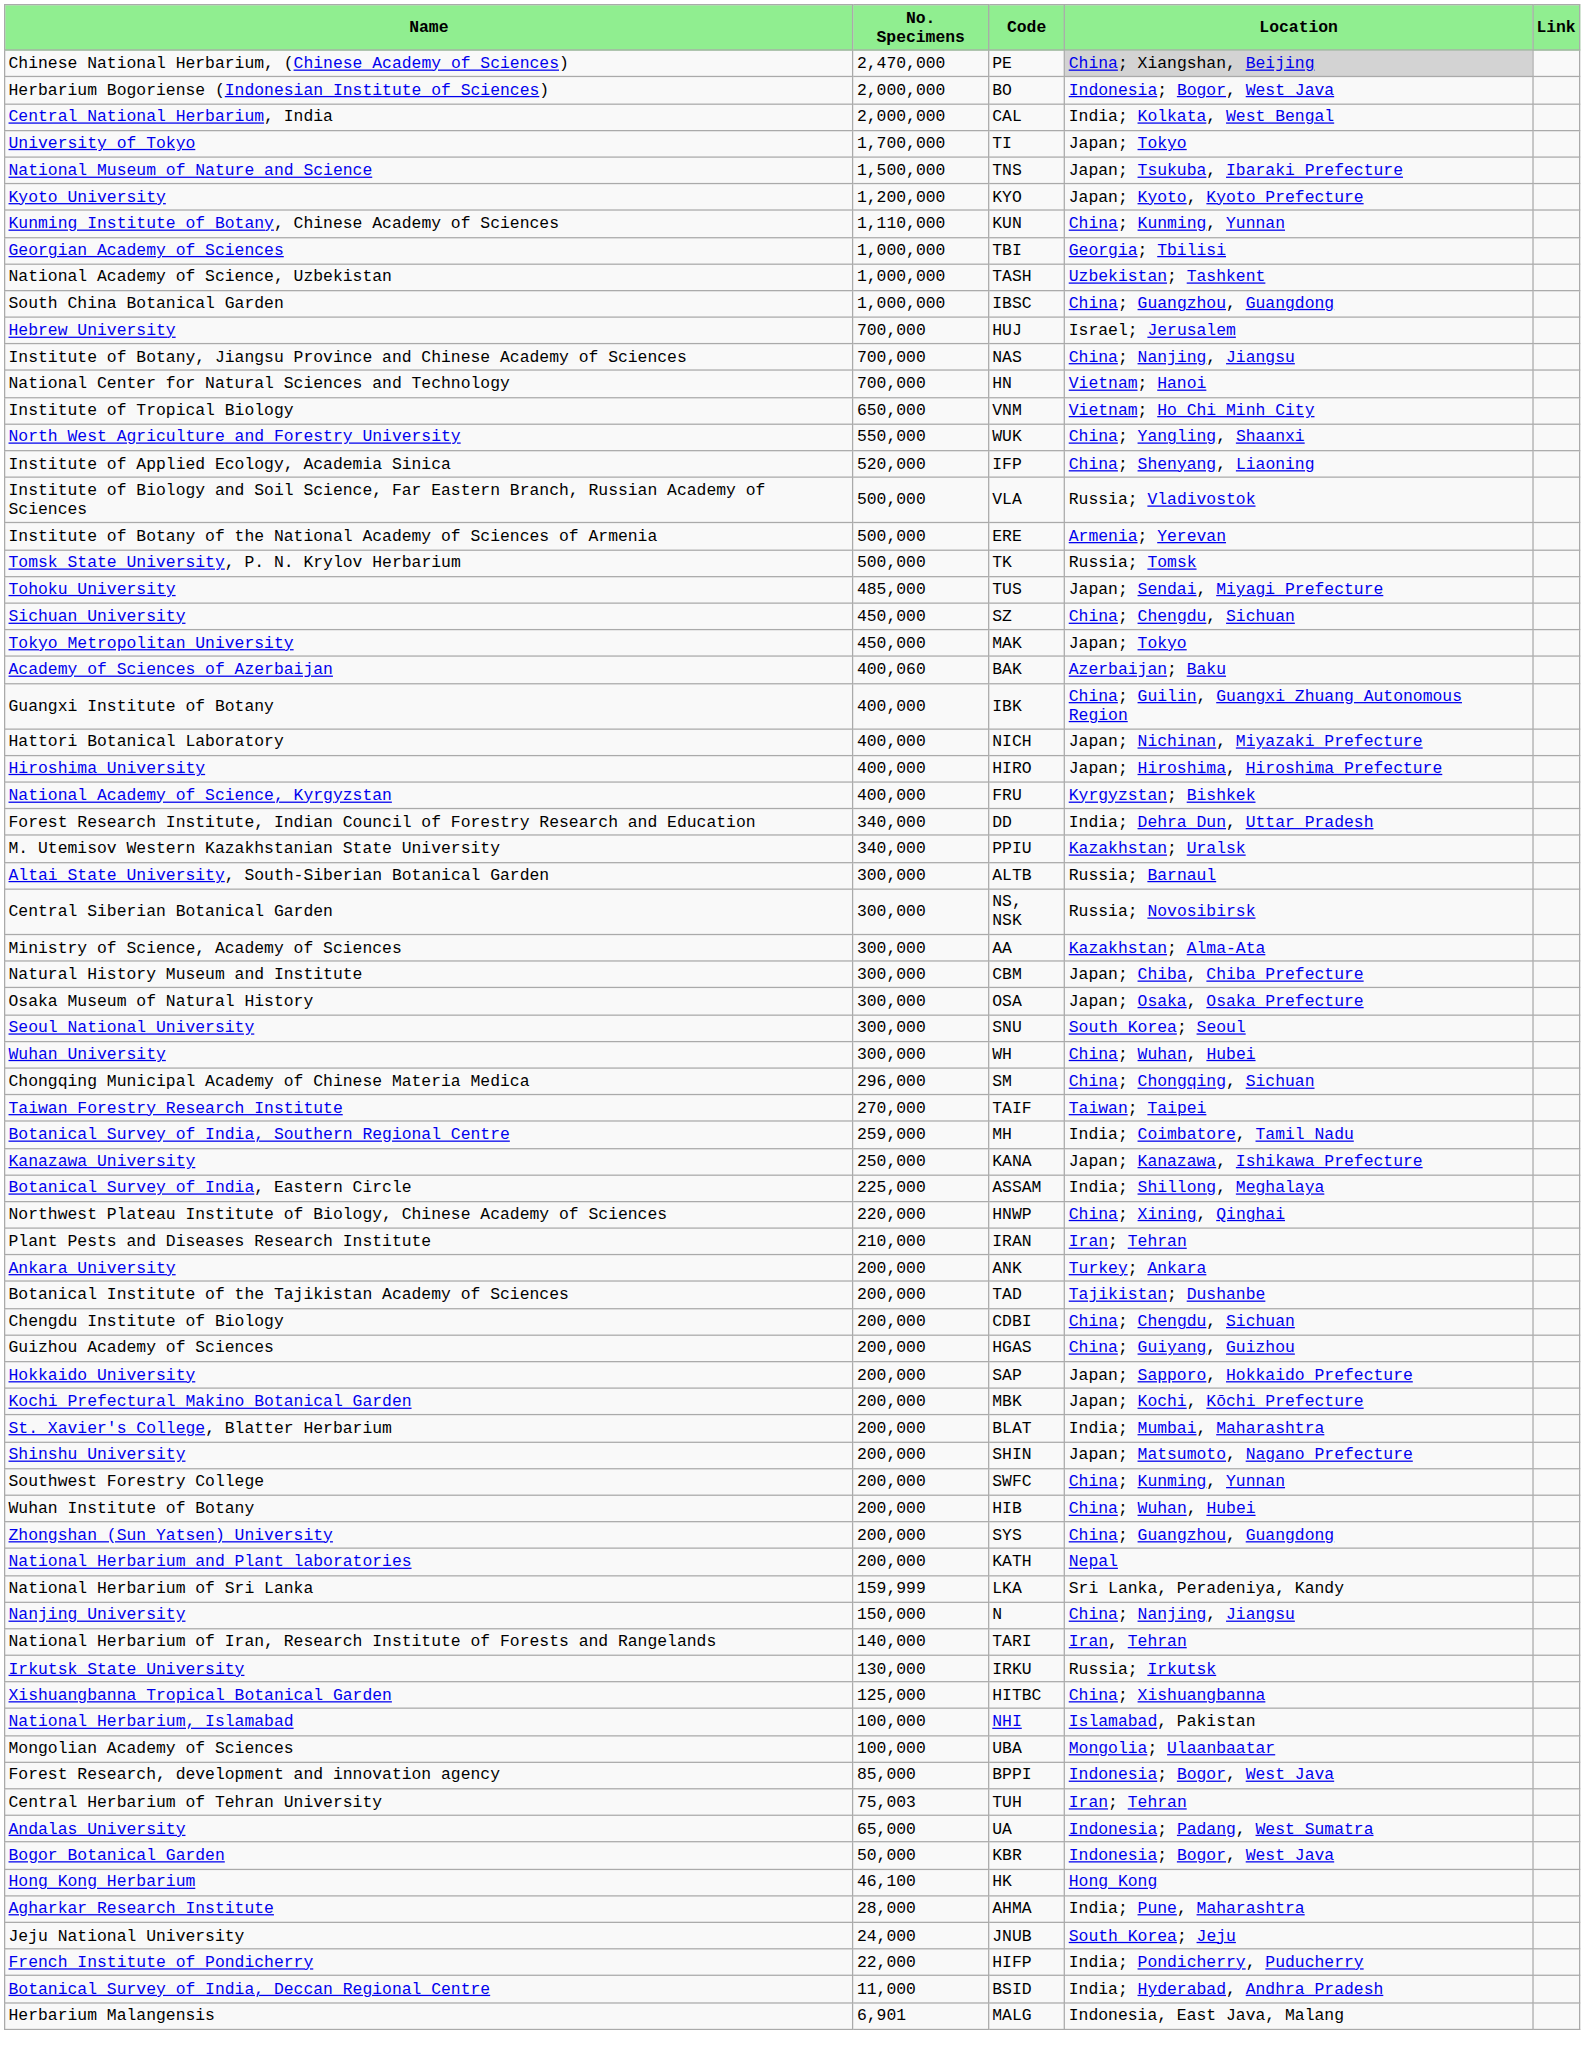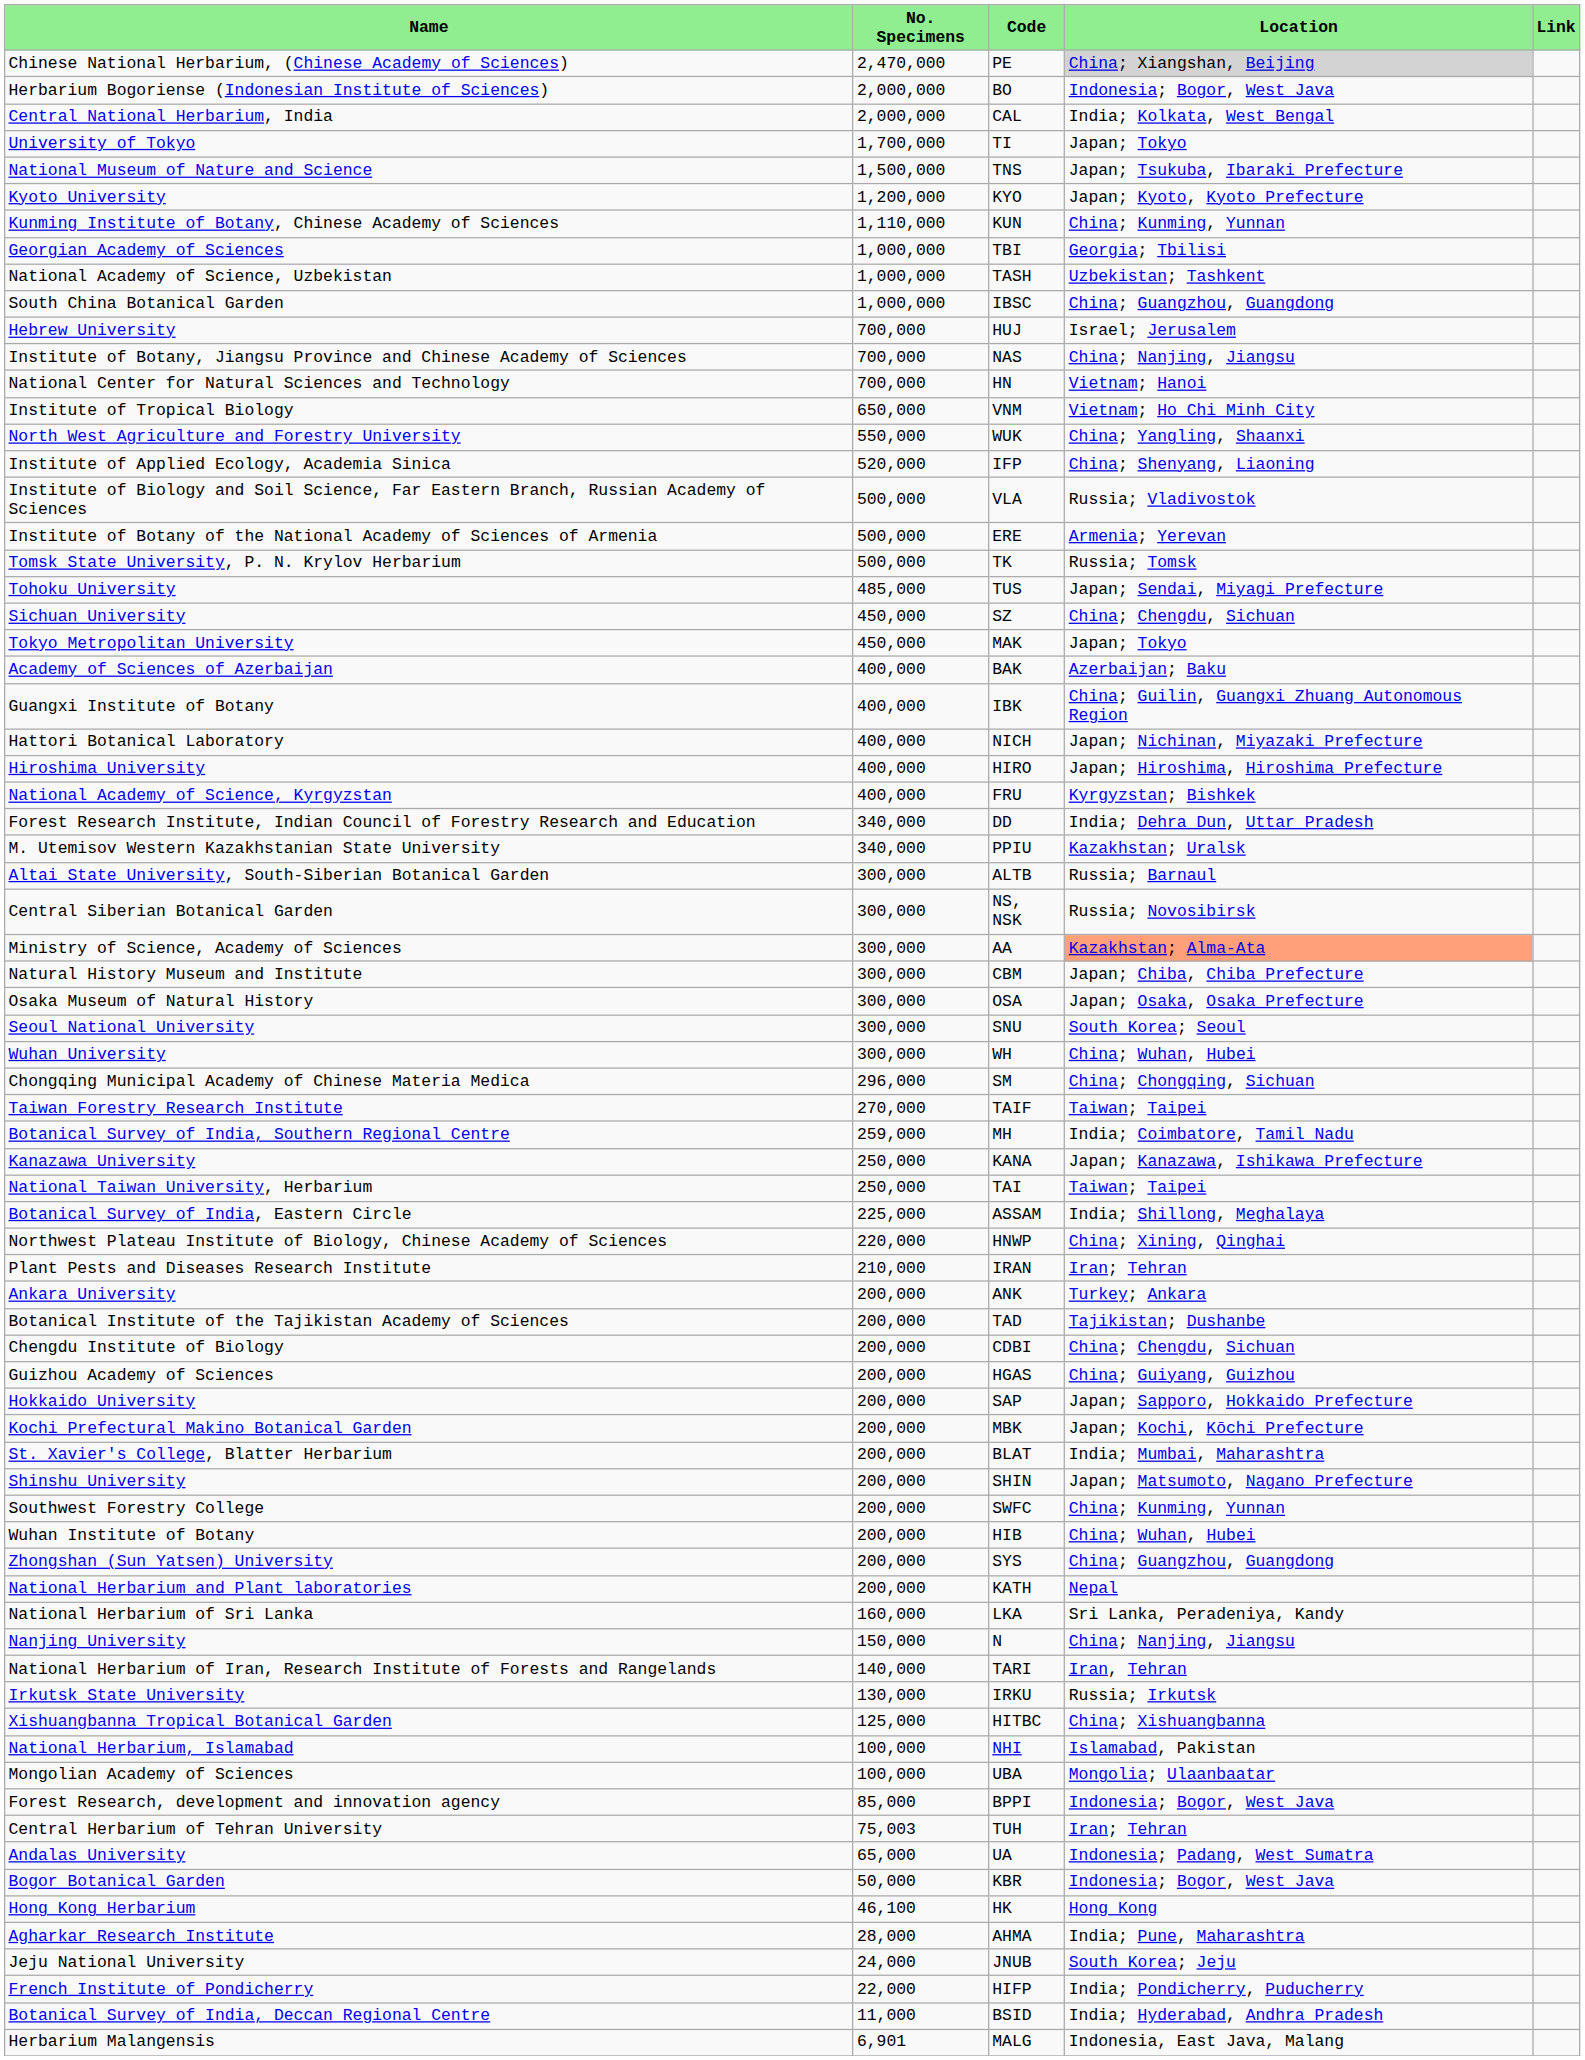(891, 670) 400,060 -> (891, 670) 400,000
(1167, 948) no background -> (1167, 948) lightsalmon background
+ row: (190, 1188)
(891, 1589) 159,999 -> (891, 1615) 160,000
